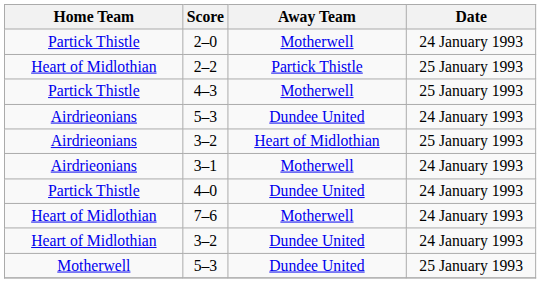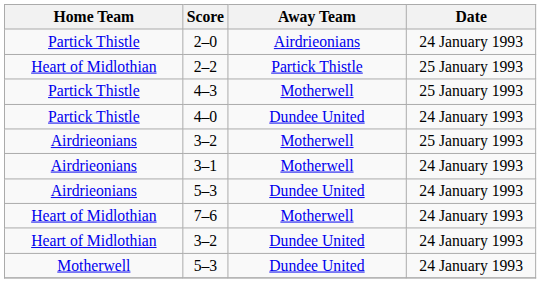(317, 41) Motherwell -> (317, 41) Airdrieonians
rows swapped: (94, 191) <-> (94, 116)
(317, 141) Heart of Midlothian -> (317, 141) Motherwell
(471, 265) 25 January 1993 -> (471, 265) 24 January 1993
